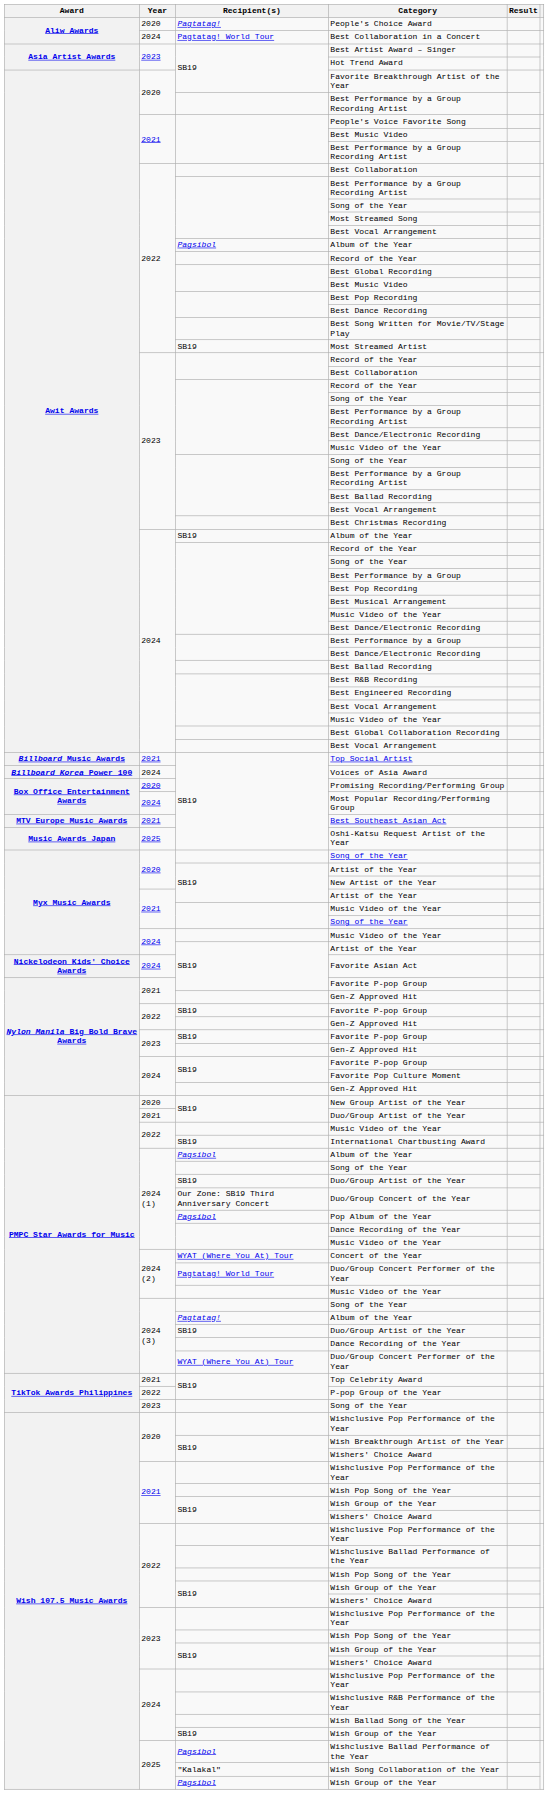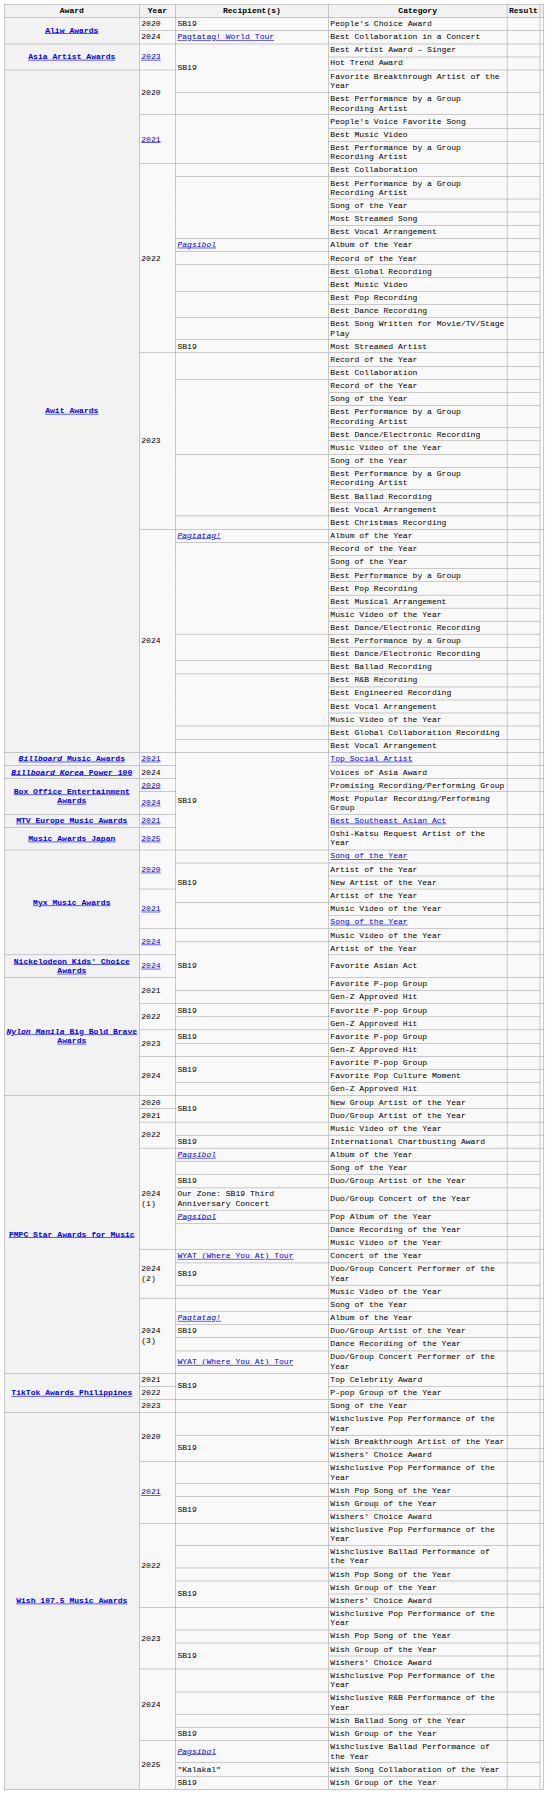(199, 24) Pagtatag! -> (187, 24) SB19
(187, 536) SB19 -> (199, 536) Pagtatag!
(226, 1274) Pagtatag! World Tour -> (187, 1274) SB19
(197, 1783) Pagsibol -> (187, 1783) SB19
